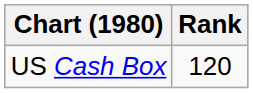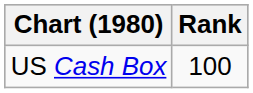(210, 66) 120 -> (210, 66) 100
